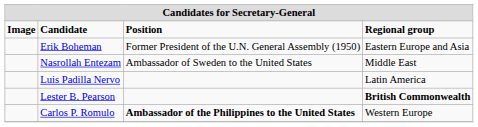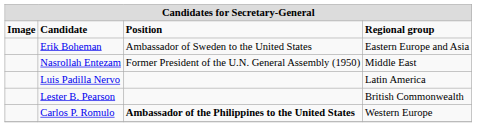(243, 46) Former President of the U.N. General Assembly (1950) -> (219, 46) Ambassador of Sweden to the United States
(219, 63) Ambassador of Sweden to the United States -> (243, 63) Former President of the U.N. General Assembly (1950)
(418, 96) bold -> (414, 96) normal
